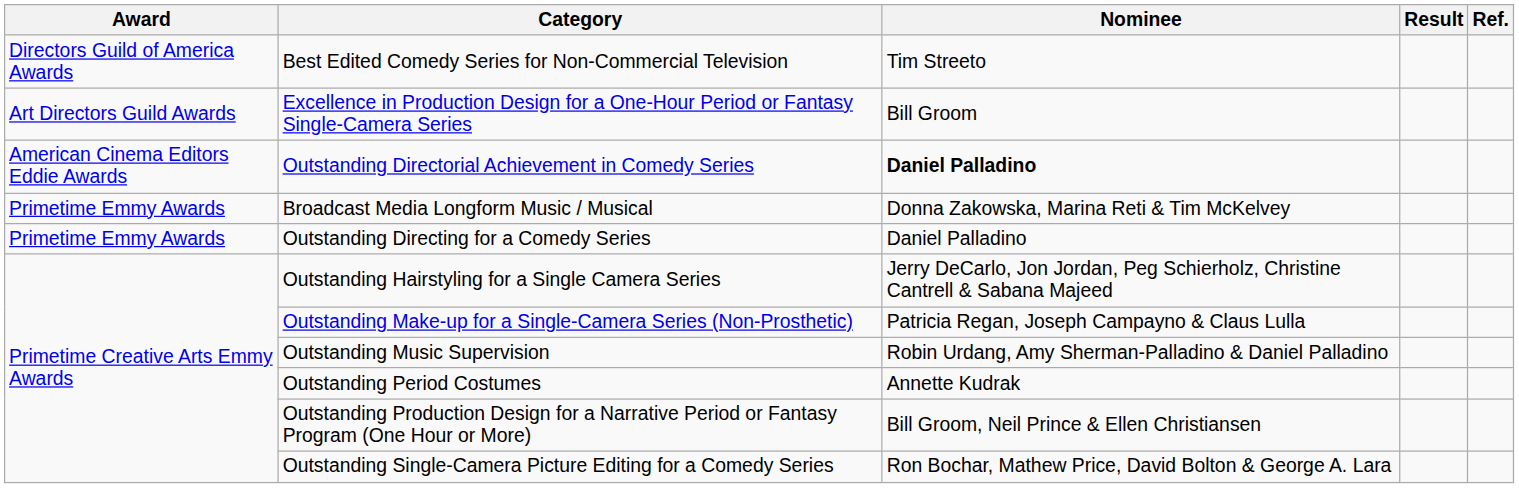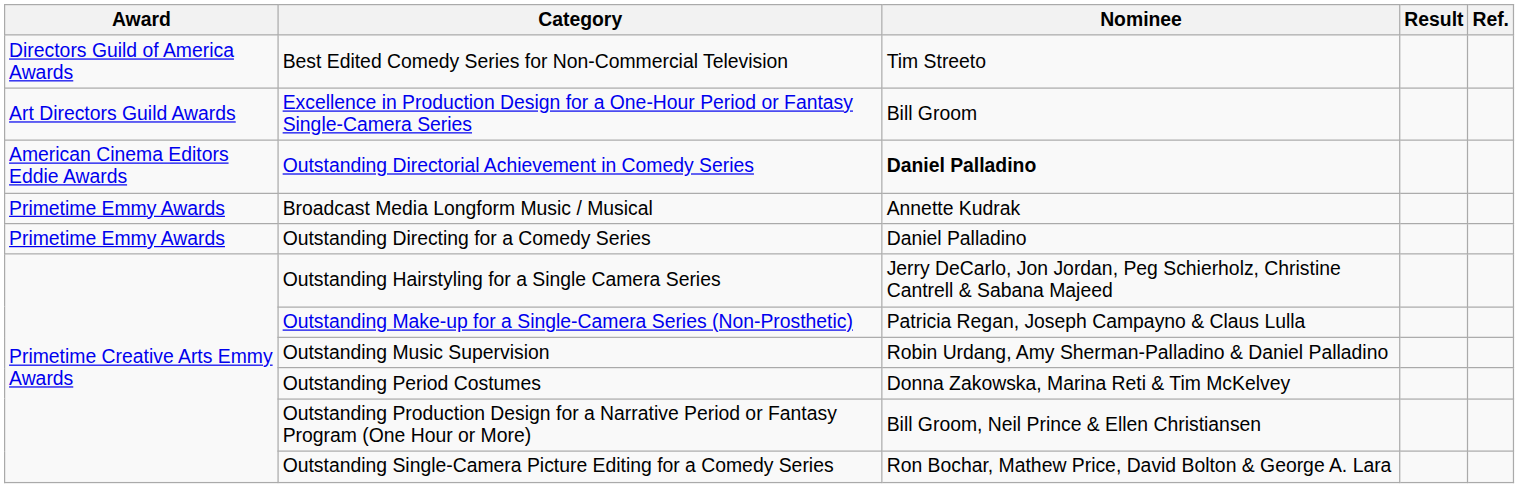(1088, 208) Donna Zakowska, Marina Reti & Tim McKelvey -> (953, 208) Annette Kudrak
(953, 383) Annette Kudrak -> (1088, 383) Donna Zakowska, Marina Reti & Tim McKelvey
